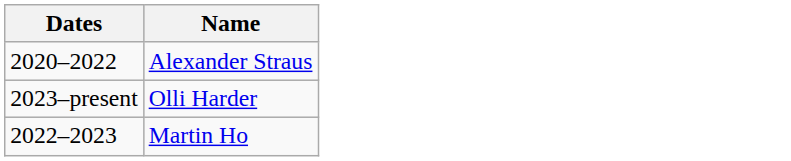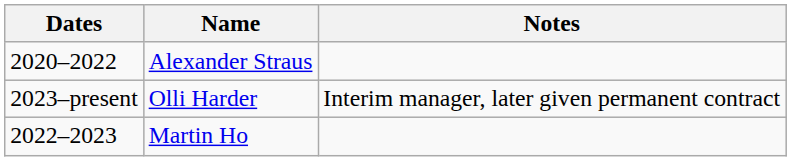+ column: (552, 23)
